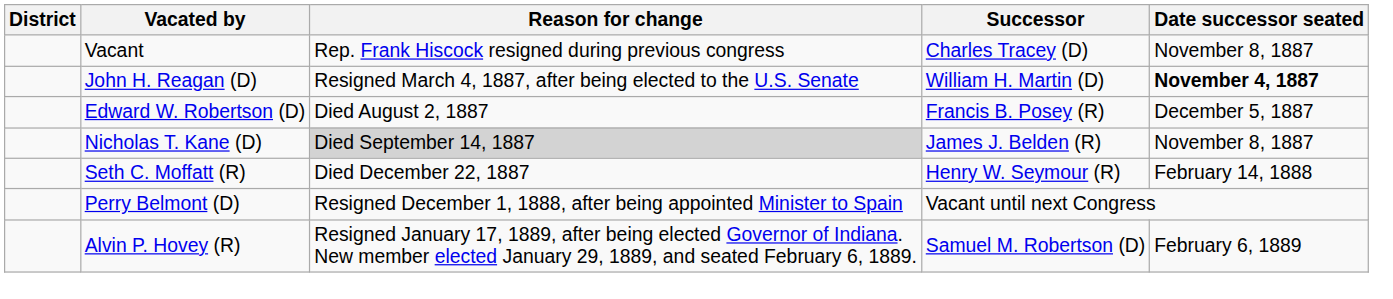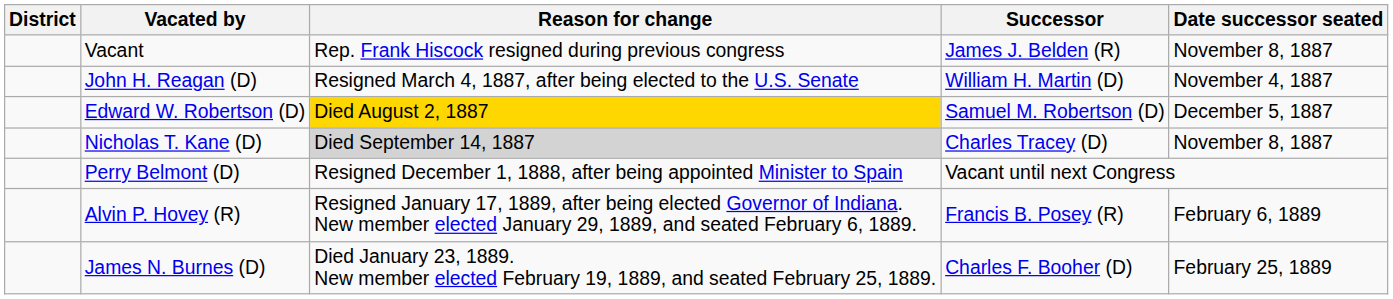(1007, 50) Charles Tracey (D) -> (1033, 50) James J. Belden (R)
(1237, 81) bold -> (1253, 81) normal
(401, 111) no background -> (401, 111) gold background
(1015, 111) Francis B. Posey (R) -> (1055, 111) Samuel M. Robertson (D)
(1013, 142) James J. Belden (R) -> (1026, 142) Charles Tracey (D)
- row: (165, 173)
(1036, 245) Samuel M. Robertson (D) -> (1034, 214) Francis B. Posey (R)
+ row: (175, 267)
